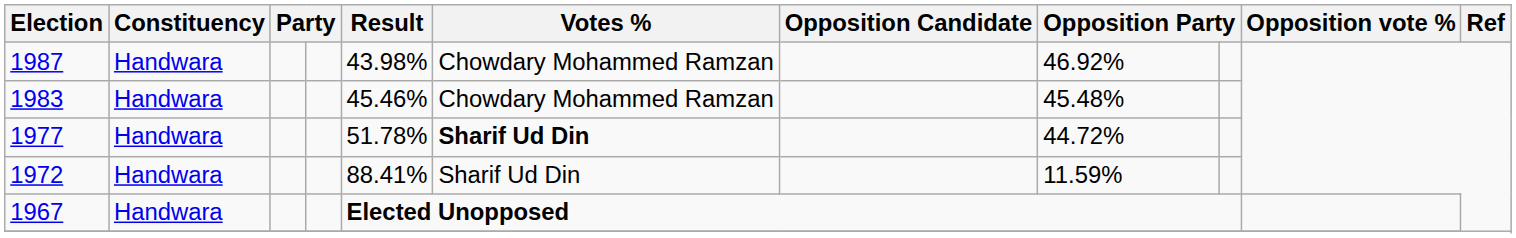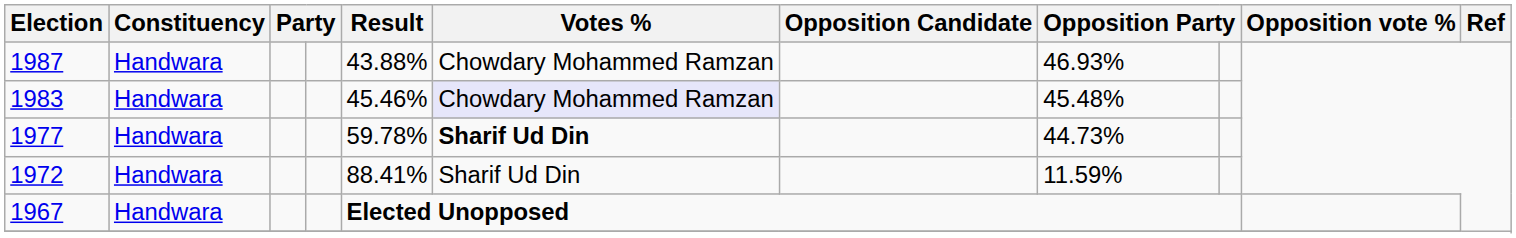(387, 61) 43.98% -> (387, 61) 43.88%
(1084, 61) 46.92% -> (1084, 61) 46.93%
(606, 99) no background -> (606, 99) lavender background
(387, 136) 51.78% -> (387, 136) 59.78%
(1084, 136) 44.72% -> (1084, 136) 44.73%
